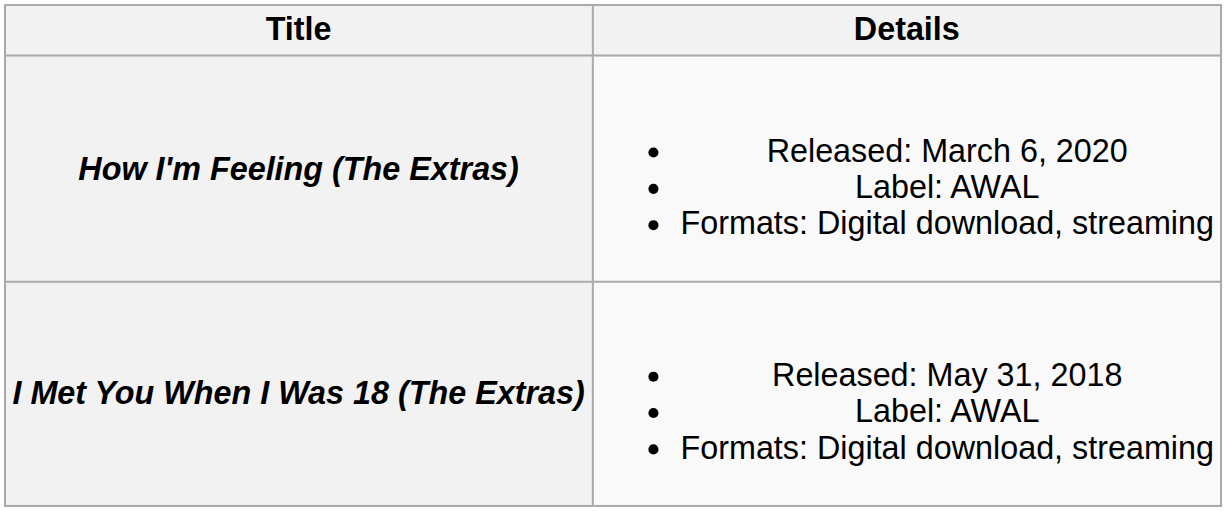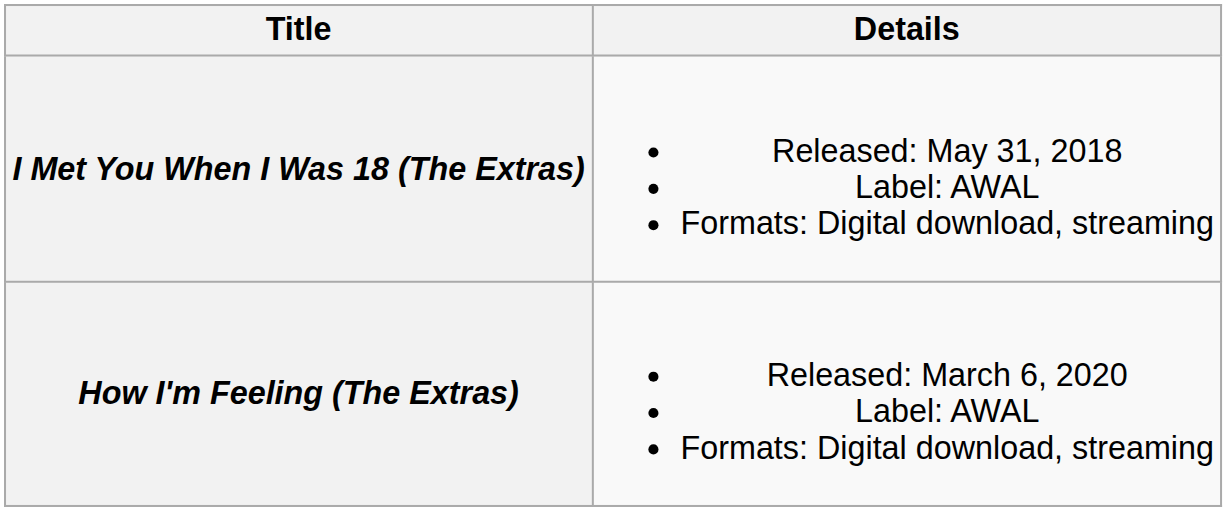rows swapped: (299, 393) <-> (299, 168)
